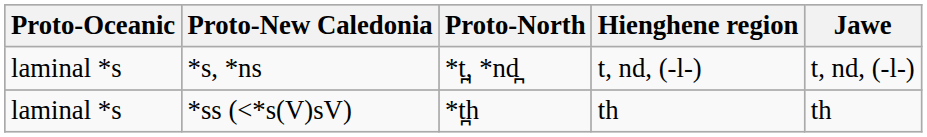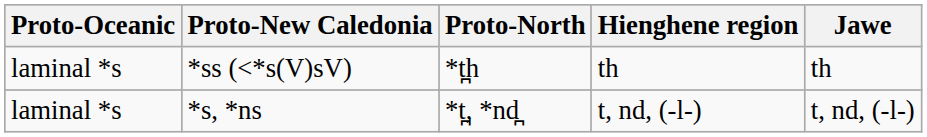rows swapped: (225, 68) <-> (270, 110)
